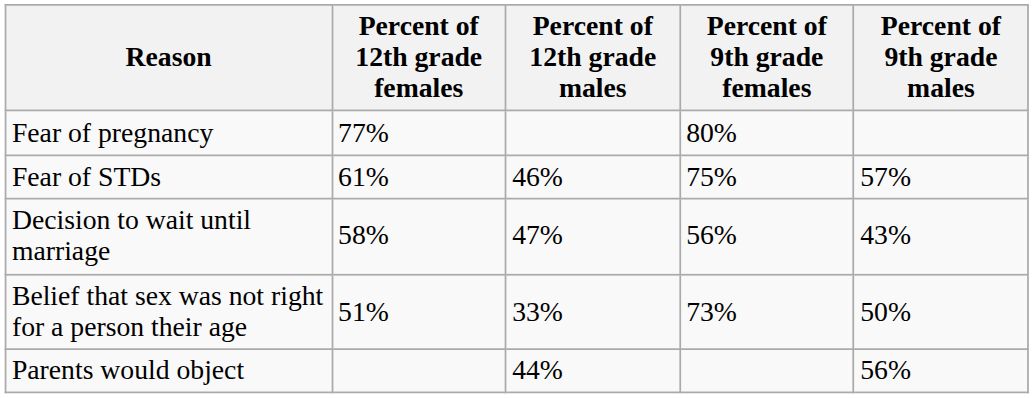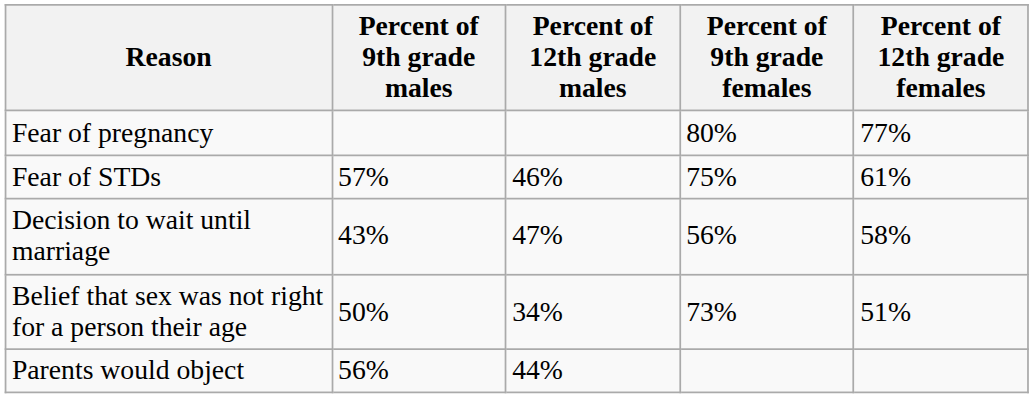columns swapped: (941, 57) <-> (419, 57)
(538, 311) 33% -> (538, 311) 34%
